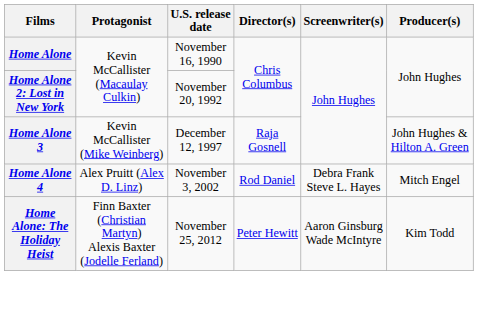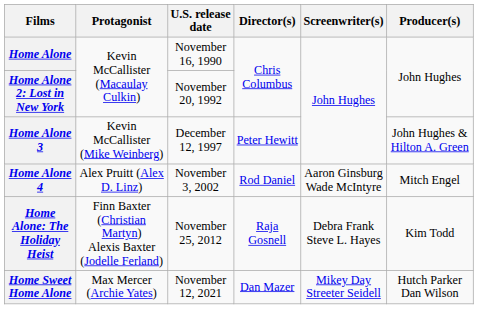(267, 140) Raja Gosnell -> (267, 140) Peter Hewitt
(344, 180) Debra Frank Steve L. Hayes -> (344, 180) Aaron Ginsburg Wade McIntyre
(267, 233) Peter Hewitt -> (267, 233) Raja Gosnell
(344, 233) Aaron Ginsburg Wade McIntyre -> (344, 233) Debra Frank Steve L. Hayes
+ row: (40, 287)
